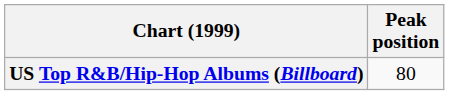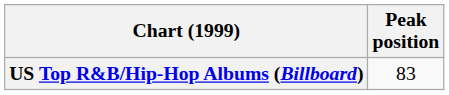(406, 73) 80 -> (406, 73) 83
